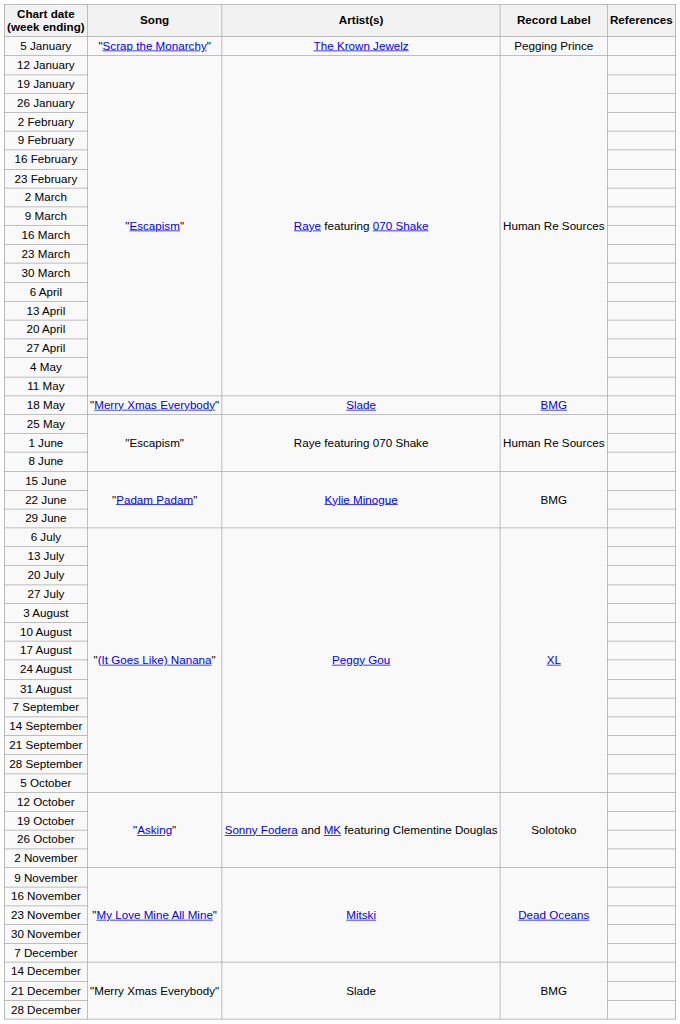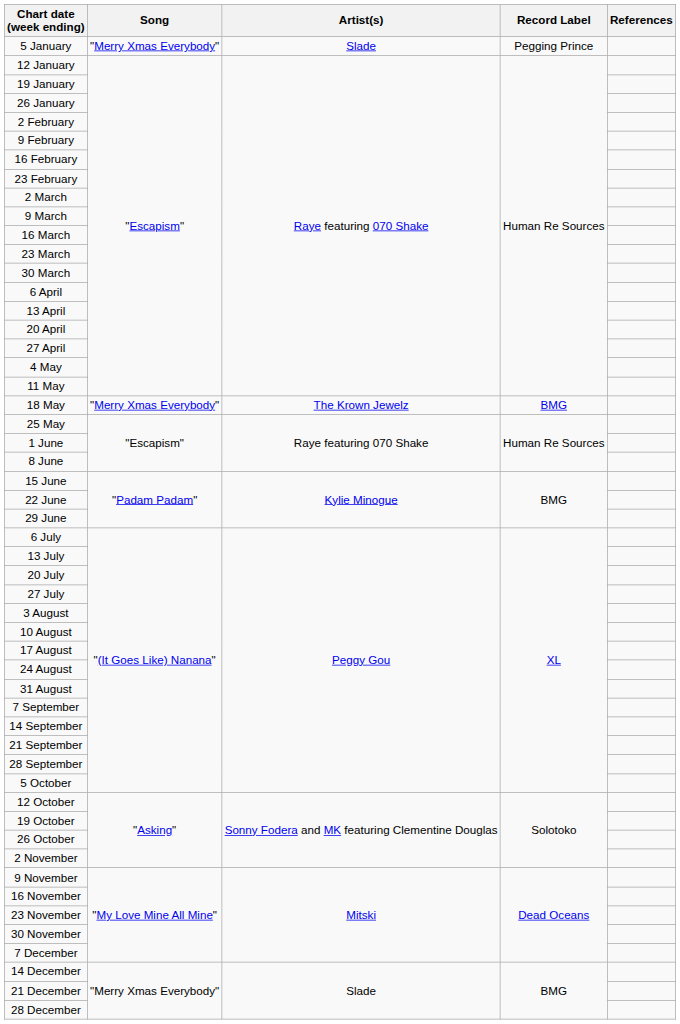(155, 45) "Scrap the Monarchy" -> (155, 45) "Merry Xmas Everybody"
(361, 45) The Krown Jewelz -> (361, 45) Slade
(361, 404) Slade -> (361, 404) The Krown Jewelz
